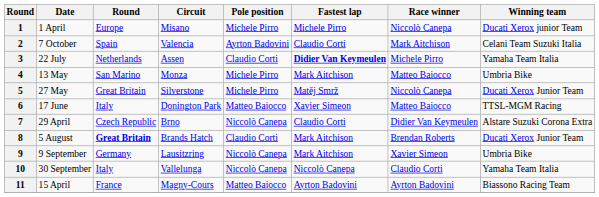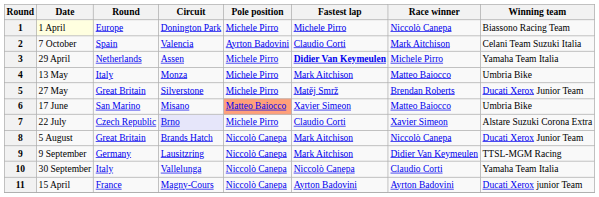(52, 27) no background -> (52, 27) lightyellow background
(175, 27) Misano -> (191, 27) Donington Park
(532, 27) Ducati Xerox junior Team -> (526, 27) Biassono Racing Team
(52, 59) 22 July -> (54, 59) 29 April
(252, 59) Claudio Corti -> (252, 59) Michele Pirro
(118, 74) San Marino -> (104, 74) Italy
(421, 90) Niccolò Canepa -> (423, 90) Brendan Roberts
(104, 106) Italy -> (118, 106) San Marino
(191, 106) Donington Park -> (175, 106) Misano
(256, 106) no background -> (256, 106) lightsalmon background
(522, 106) TTSL-MGM Racing -> (507, 106) Umbria Bike
(54, 121) 29 April -> (52, 121) 22 July
(170, 121) no background -> (170, 121) lavender background
(256, 121) Niccolò Canepa -> (252, 121) Michele Pirro
(434, 121) Didier Van Keymeulen -> (419, 121) Xavier Simeon
(123, 137) bold -> (121, 137) normal
(252, 137) Claudio Corti -> (256, 137) Niccolò Canepa
(423, 137) Brendan Roberts -> (421, 137) Niccolò Canepa
(419, 153) Xavier Simeon -> (434, 153) Didier Van Keymeulen
(507, 153) Umbria Bike -> (522, 153) TTSL-MGM Racing
(256, 184) Matteo Baiocco -> (256, 184) Niccolò Canepa
(526, 184) Biassono Racing Team -> (532, 184) Ducati Xerox junior Team
